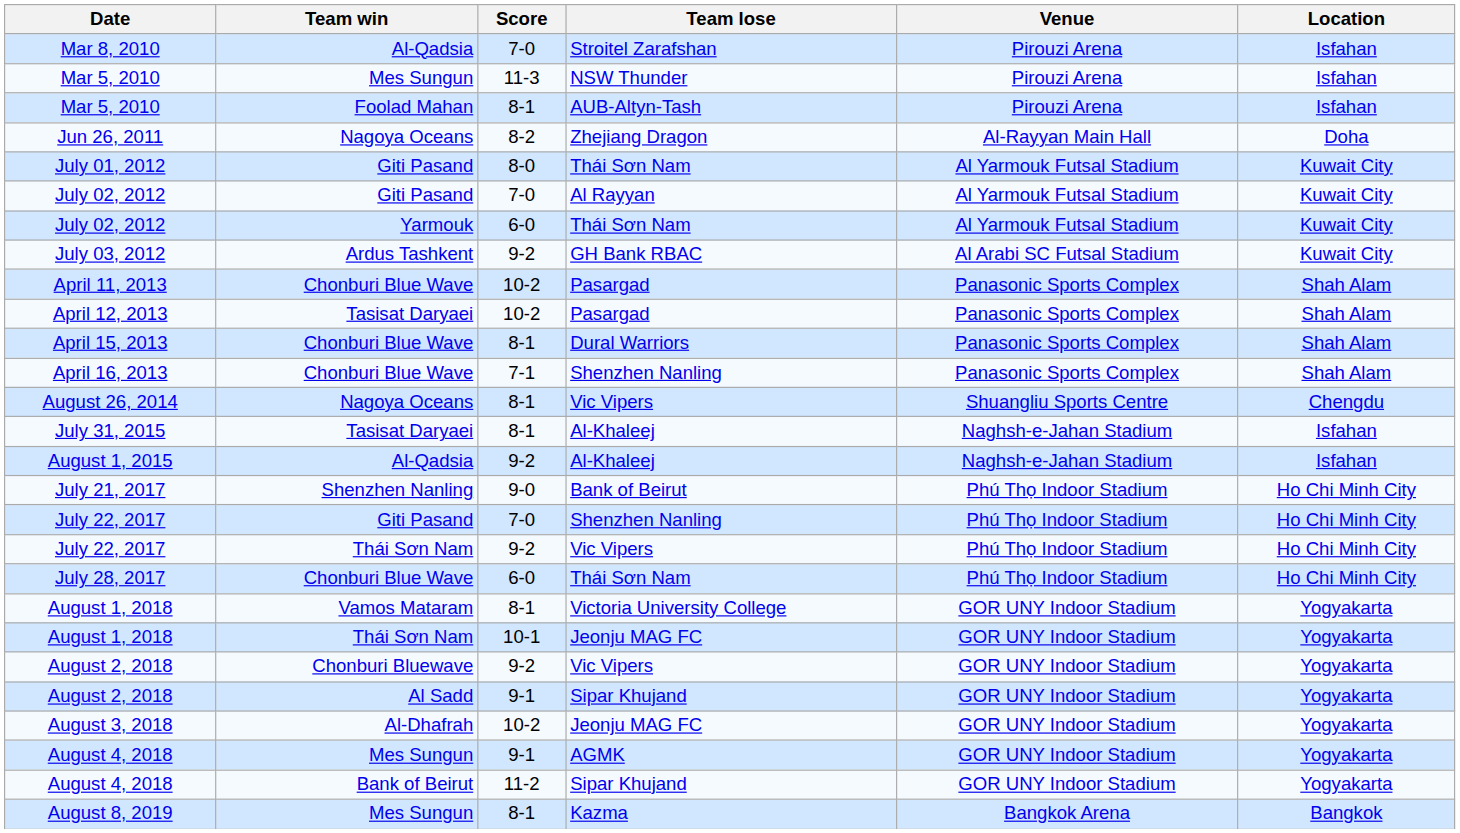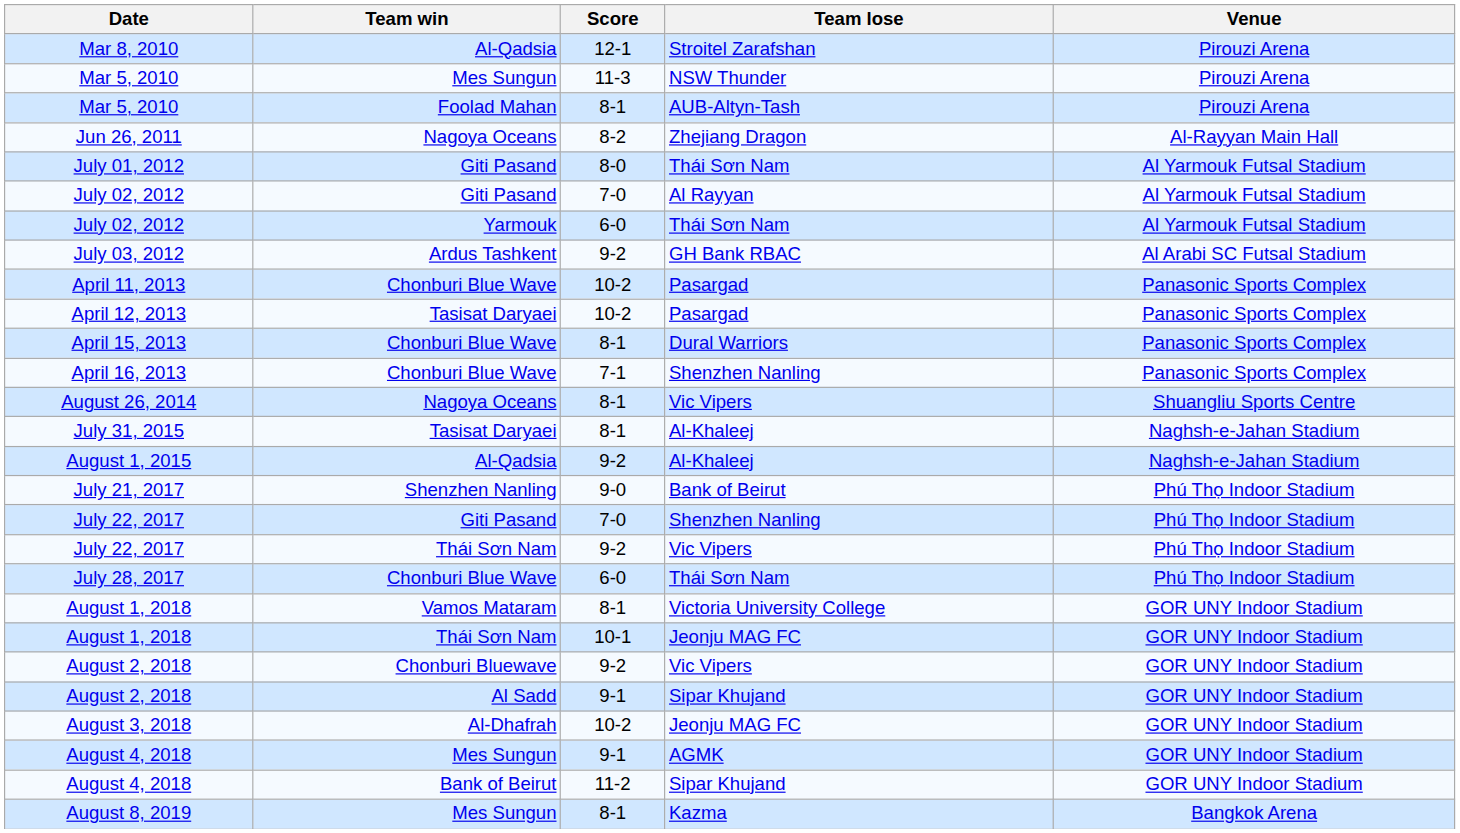- column: (1346, 19)
(522, 48) 7-0 -> (613, 48) 12-1
